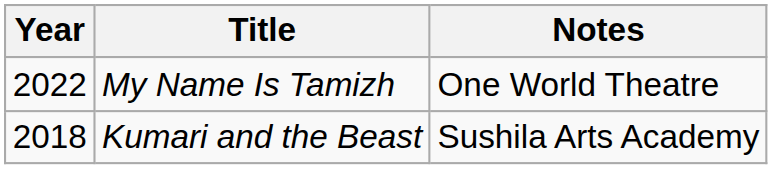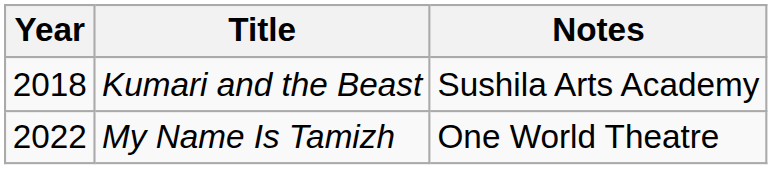rows swapped: (262, 136) <-> (248, 83)
